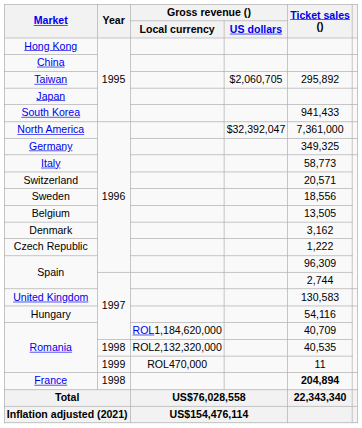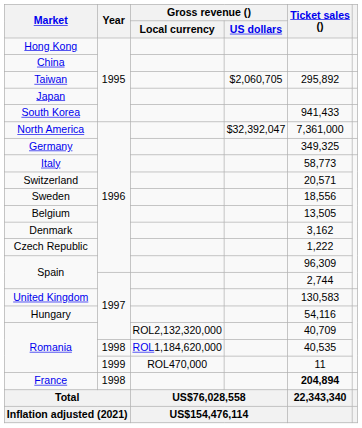(177, 331) ROL1,184,620,000 -> (177, 331) ROL2,132,320,000
(177, 347) ROL2,132,320,000 -> (177, 347) ROL1,184,620,000
